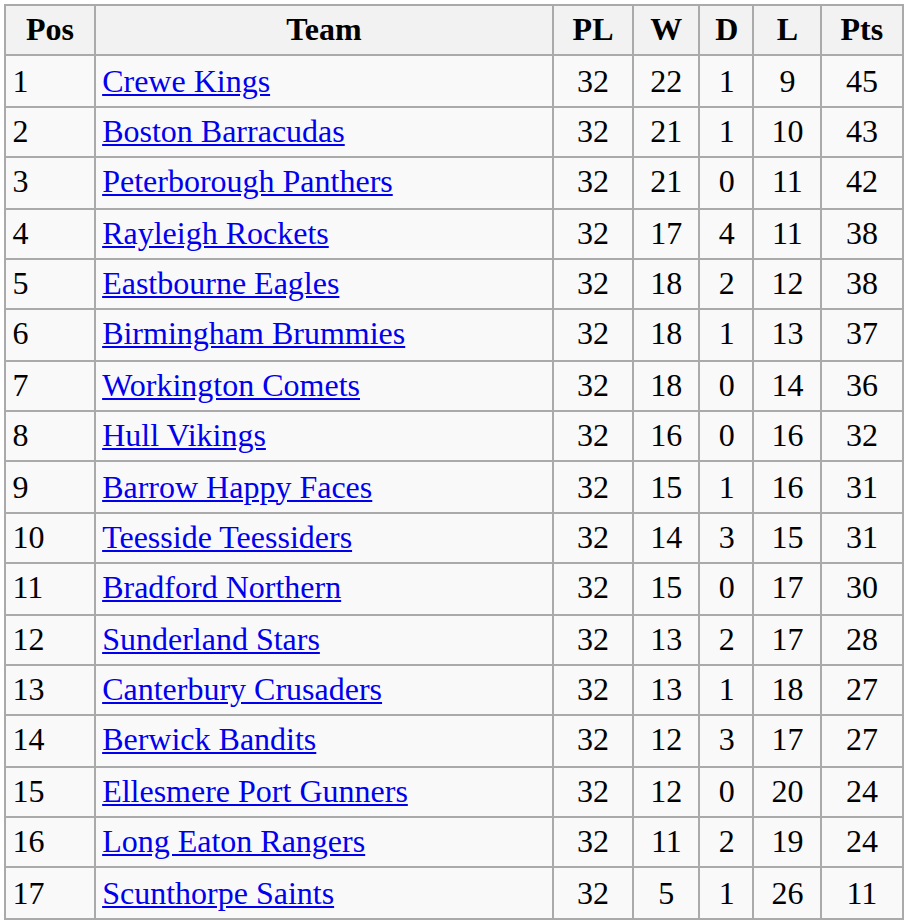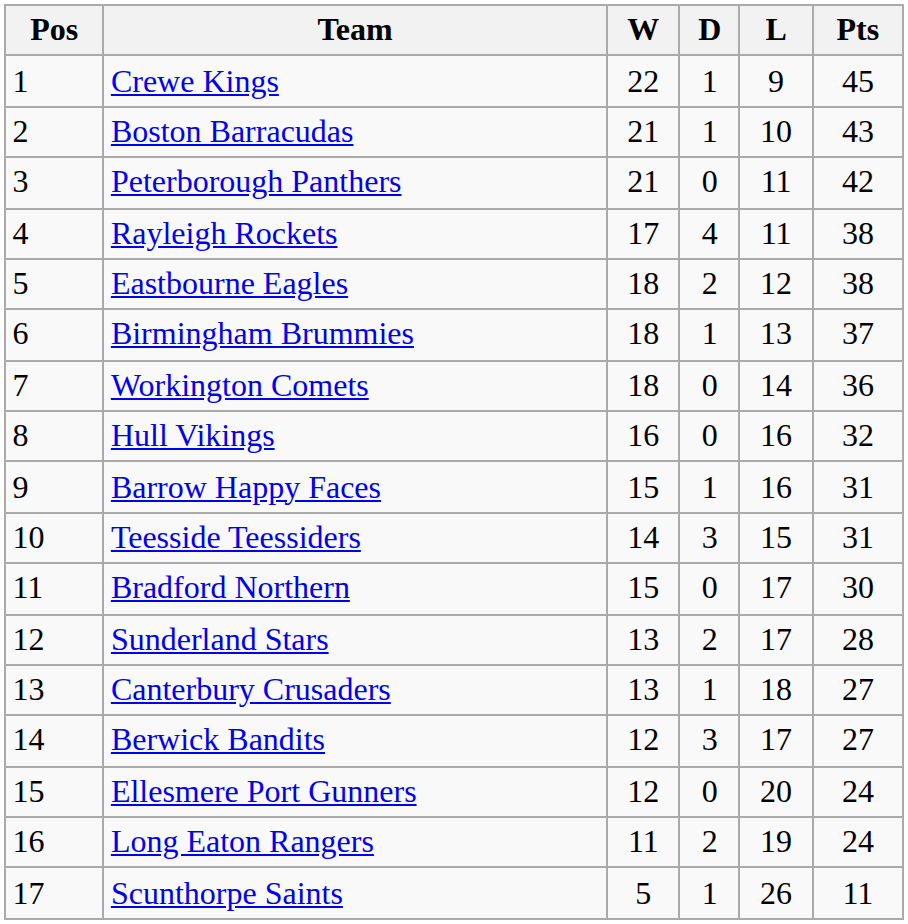- column: (593, 29)
